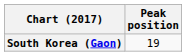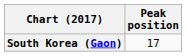(153, 43) 19 -> (153, 43) 17
